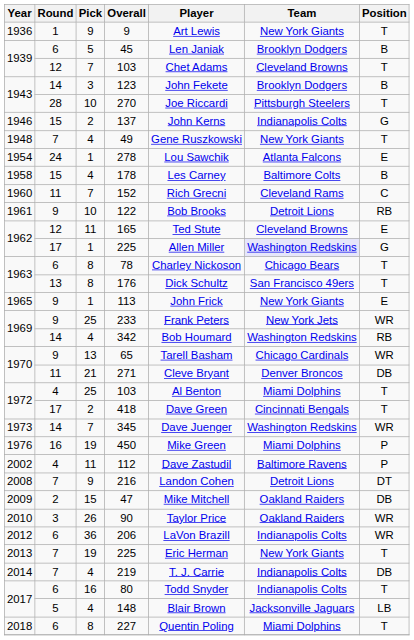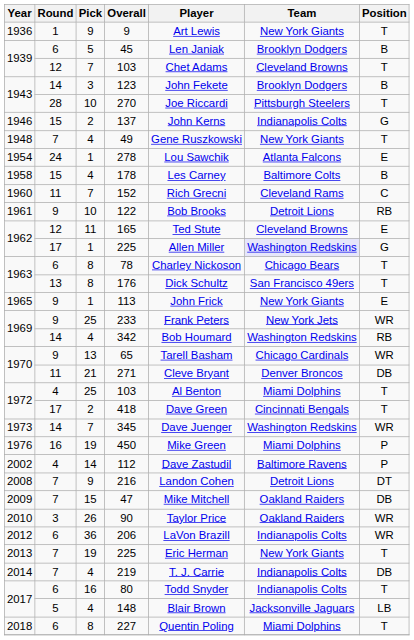(90, 463) 11 -> (90, 463) 14
(55, 499) 2 -> (55, 499) 7
